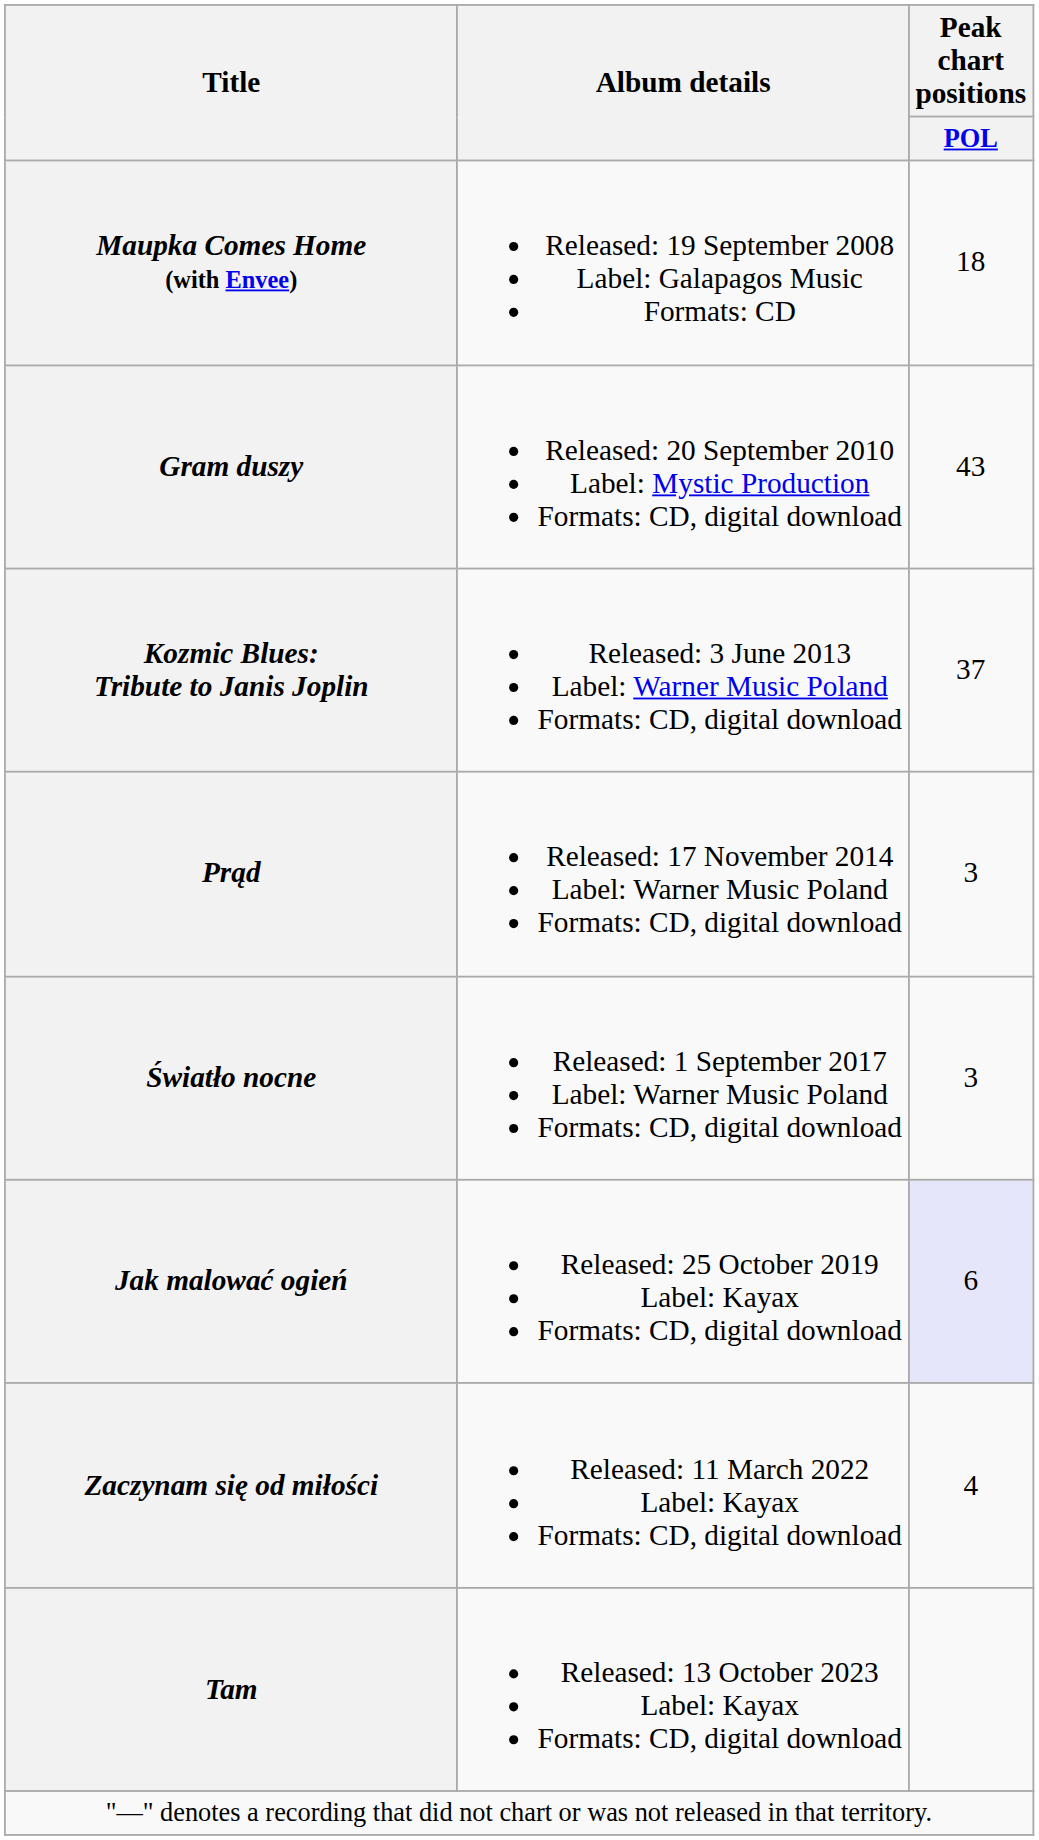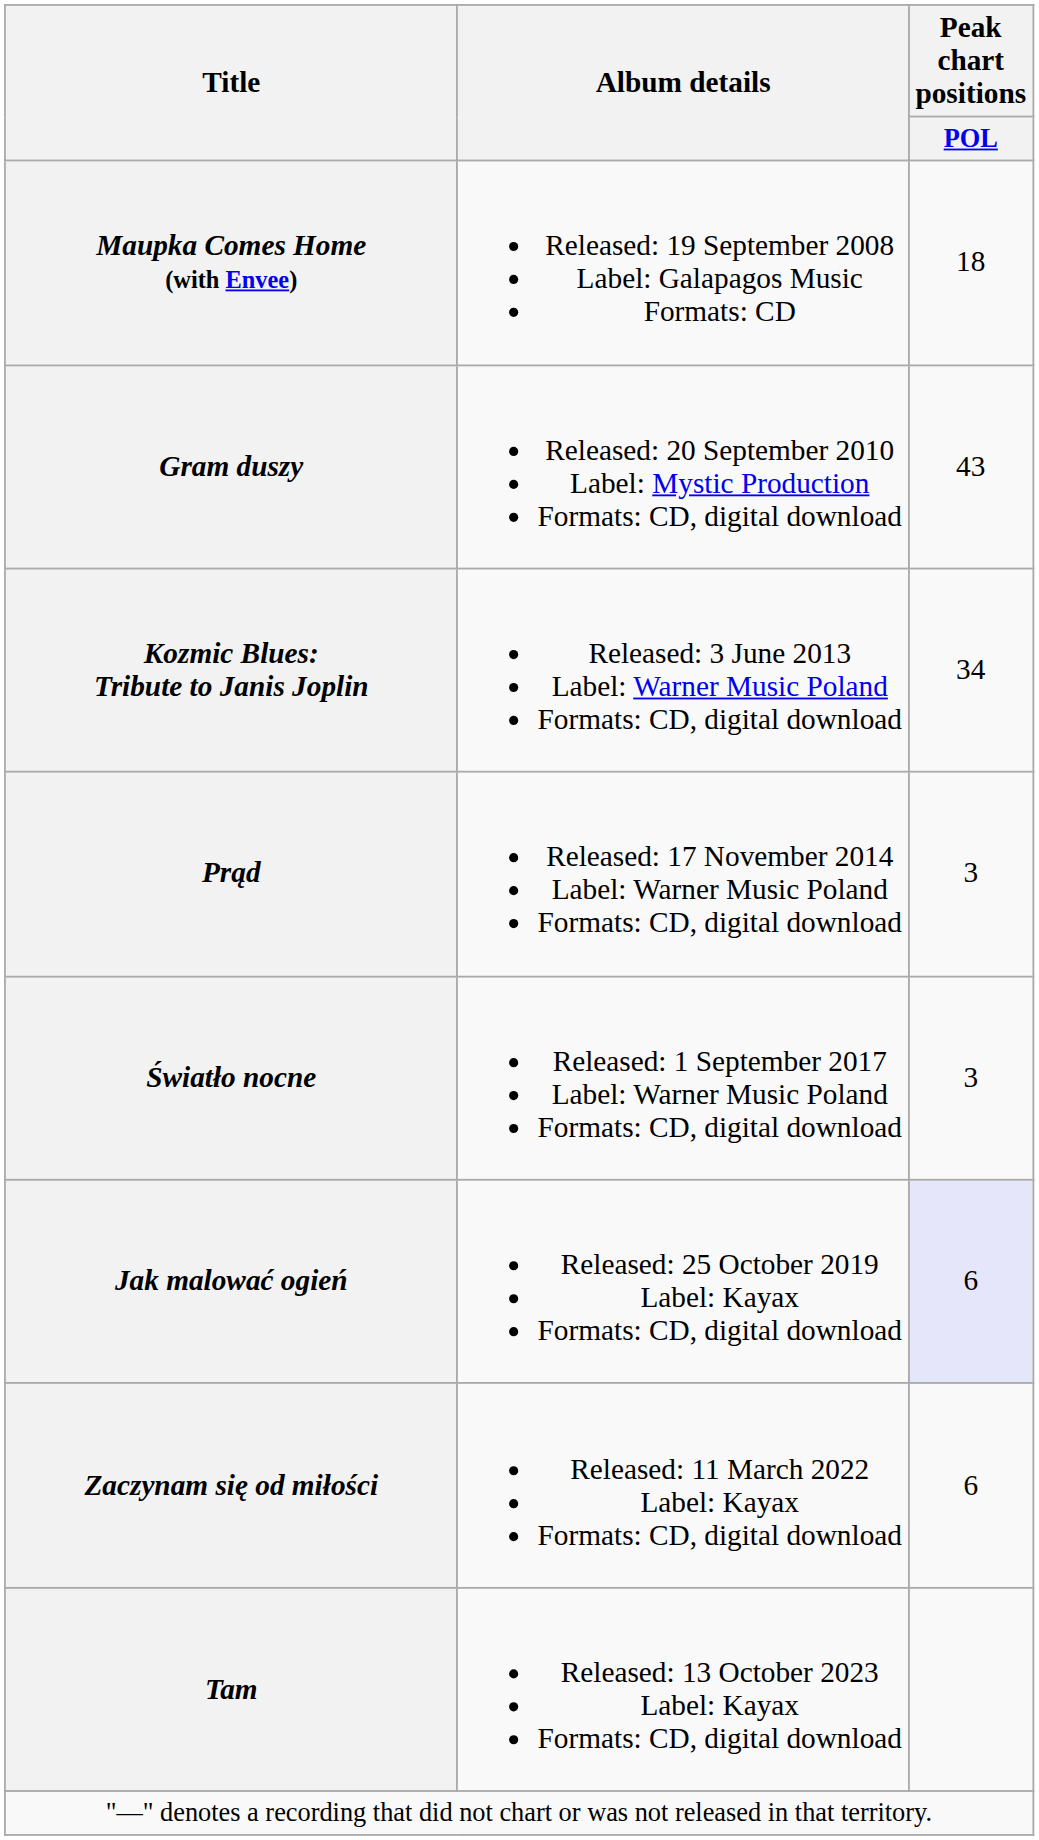(971, 669) 37 -> (971, 669) 34
(971, 1485) 4 -> (971, 1485) 6
